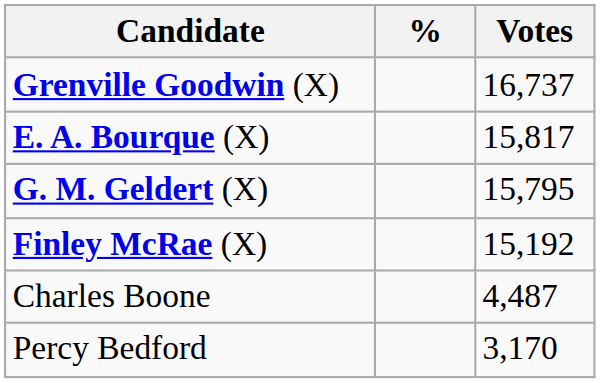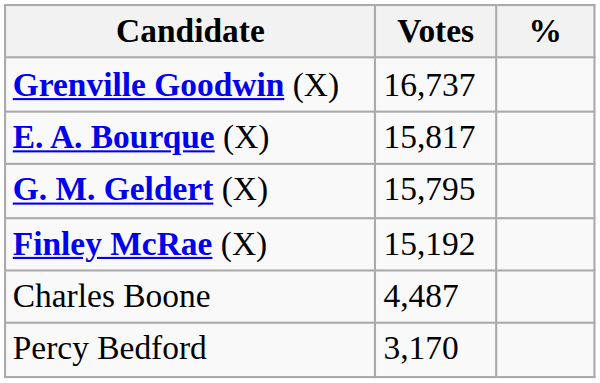columns swapped: (535, 31) <-> (425, 31)
